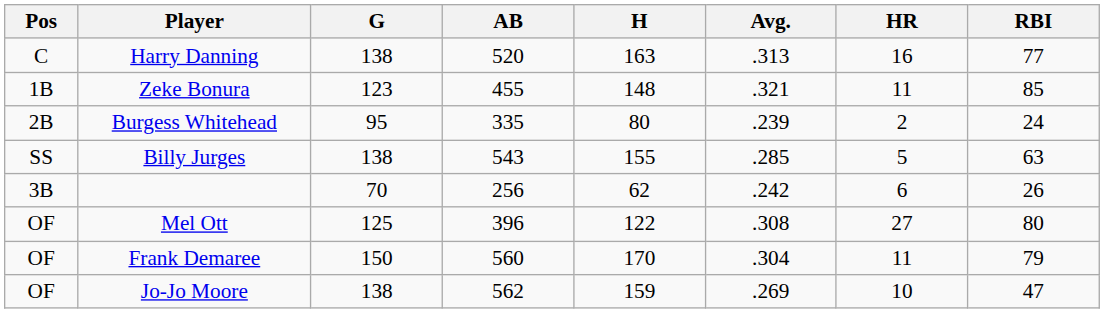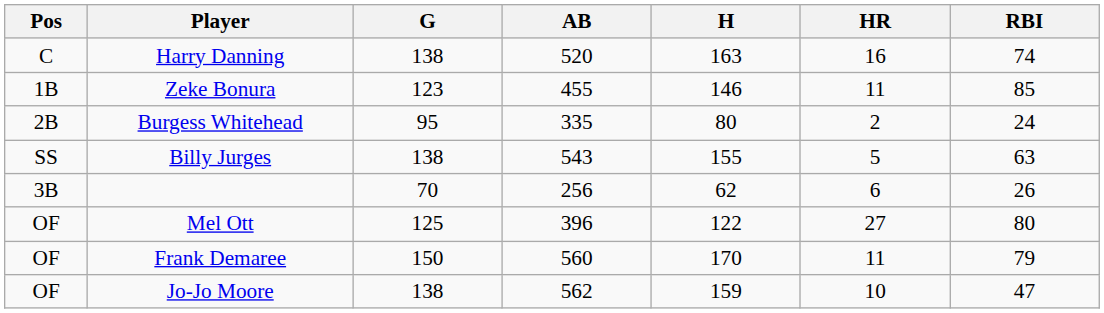- column: (771, 21)
(1033, 55) 77 -> (1024, 55) 74
(639, 88) 148 -> (726, 88) 146
